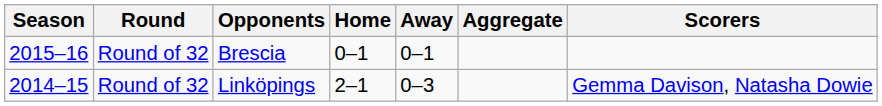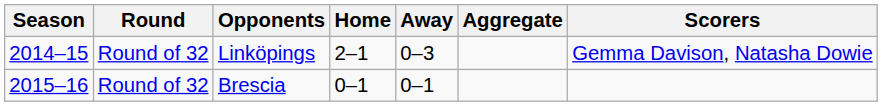rows swapped: (266, 85) <-> (252, 52)
